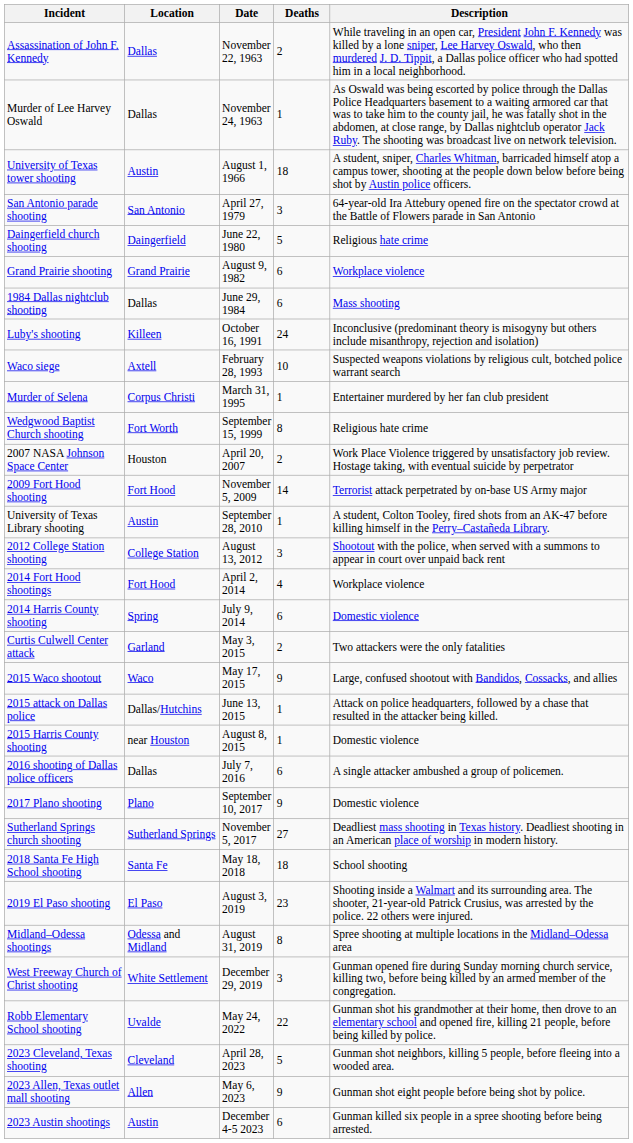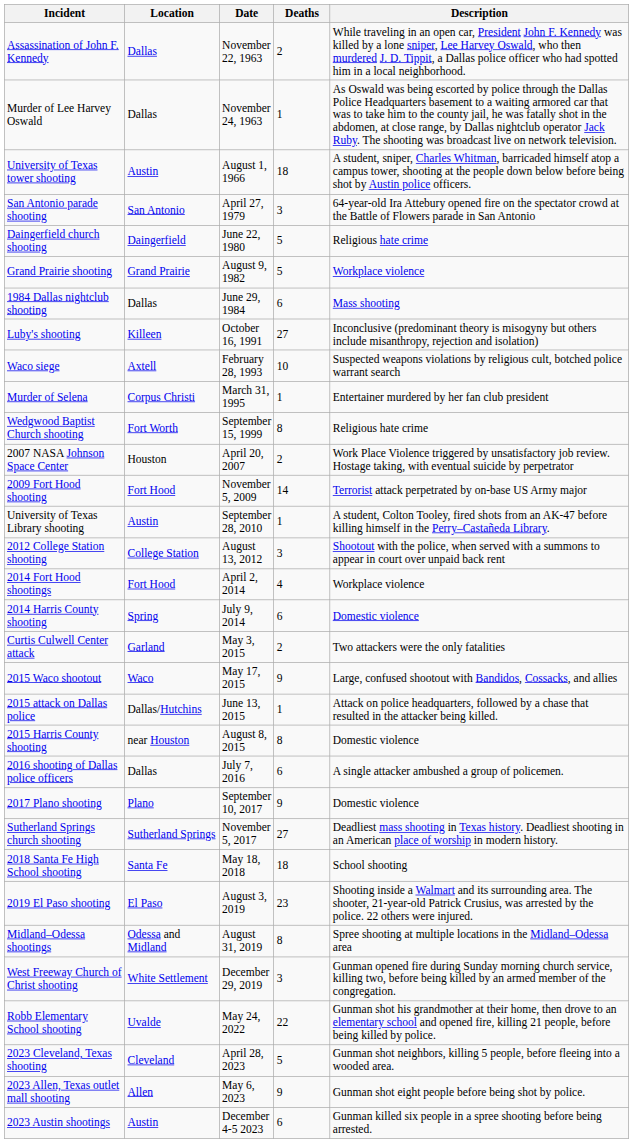(280, 272) 6 -> (280, 272) 5
(282, 334) 24 -> (282, 334) 27
(280, 740) 1 -> (280, 740) 8
